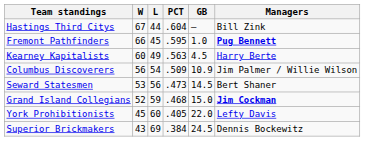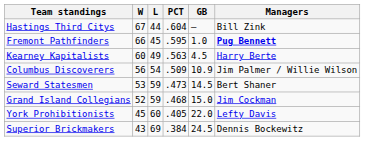(155, 85) 56 -> (155, 85) 59
(247, 99) bold -> (247, 99) normal
